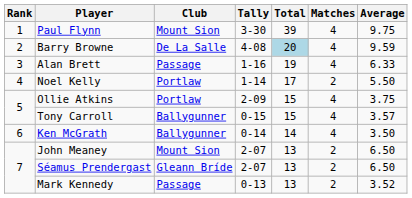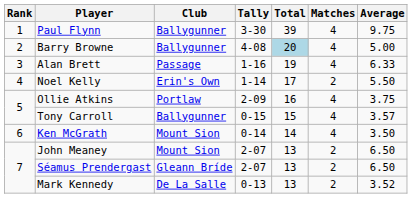(188, 30) Mount Sion -> (191, 30) Ballygunner
(191, 47) De La Salle -> (191, 47) Ballygunner
(383, 47) 9.59 -> (383, 47) 5.00
(179, 82) Portlaw -> (188, 82) Erin's Own
(290, 99) 15 -> (290, 99) 16
(191, 133) Ballygunner -> (188, 133) Mount Sion
(179, 185) Passage -> (191, 185) De La Salle
